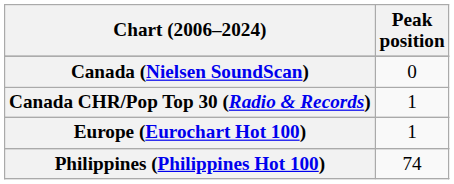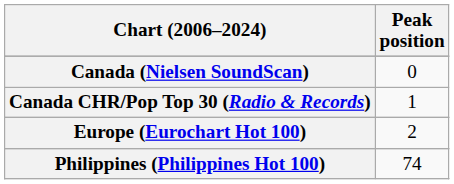(412, 132) 1 -> (412, 132) 2
